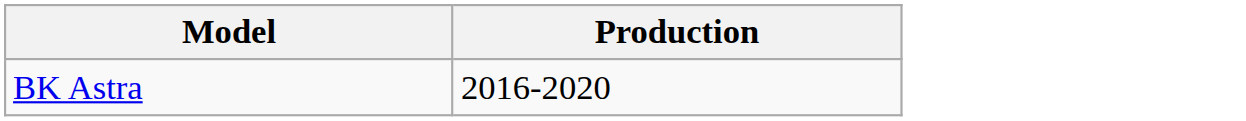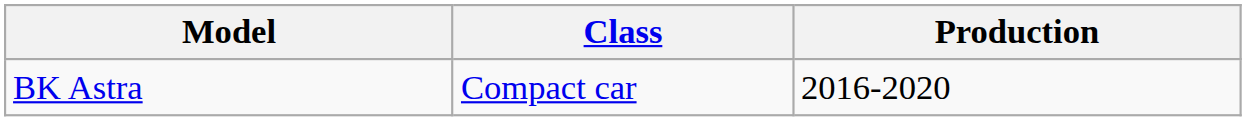+ column: (623, 31)
